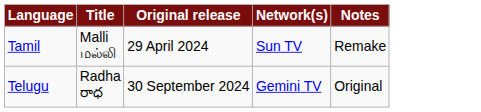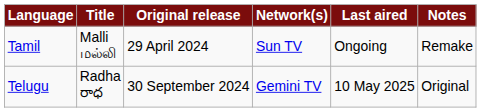+ column: (375, 15)
